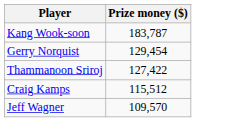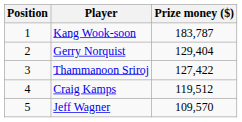+ column: (27, 13)
(148, 51) 129,454 -> (194, 51) 129,404
(148, 88) 115,512 -> (194, 88) 119,512
